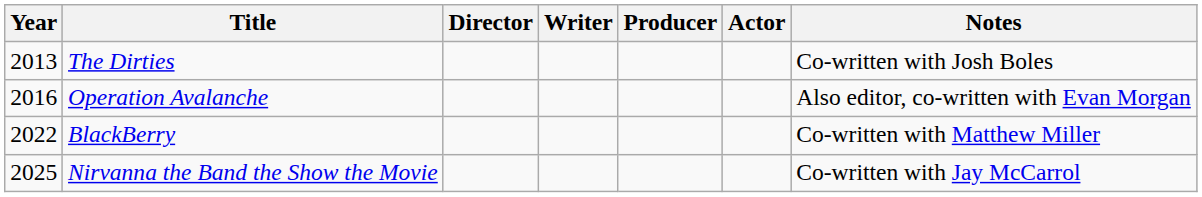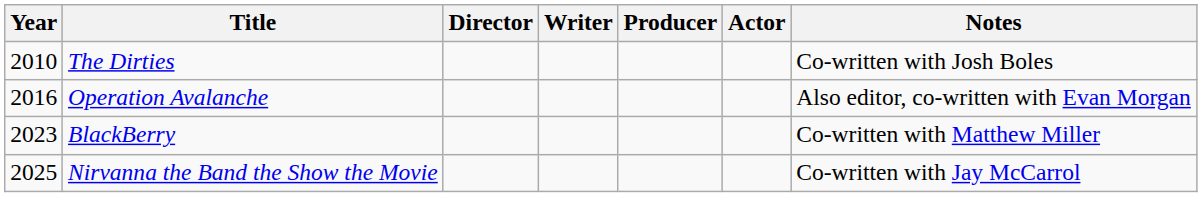(34, 60) 2013 -> (34, 60) 2010
(34, 135) 2022 -> (34, 135) 2023
